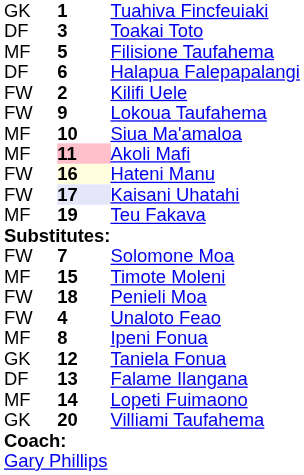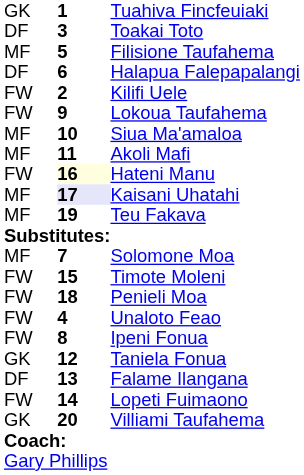(67, 154) pink background -> (67, 154) no background
(18, 195) FW -> (17, 195) MF
(18, 256) FW -> (17, 256) MF
(17, 276) MF -> (18, 276) FW
(17, 338) MF -> (18, 338) FW
(17, 399) MF -> (18, 399) FW
